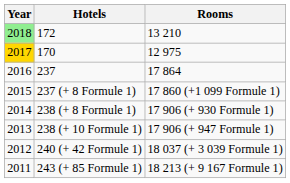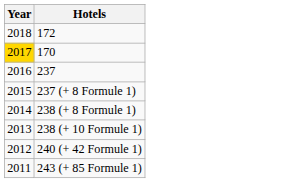- column: (215, 14)
(19, 33) lightgreen background -> (19, 33) no background
